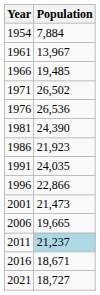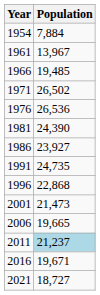(53, 147) 21,923 -> (53, 147) 23,927
(53, 166) 24,035 -> (53, 166) 24,735
(53, 185) 22,866 -> (53, 185) 22,868
(53, 261) 18,671 -> (53, 261) 19,671
